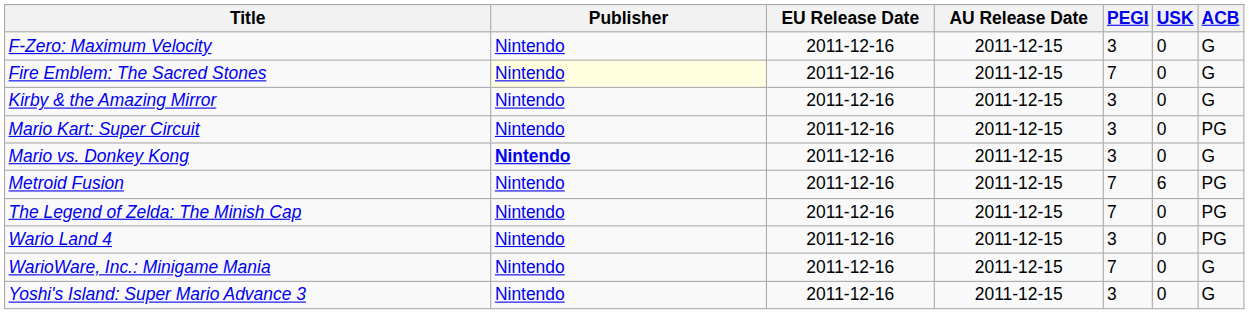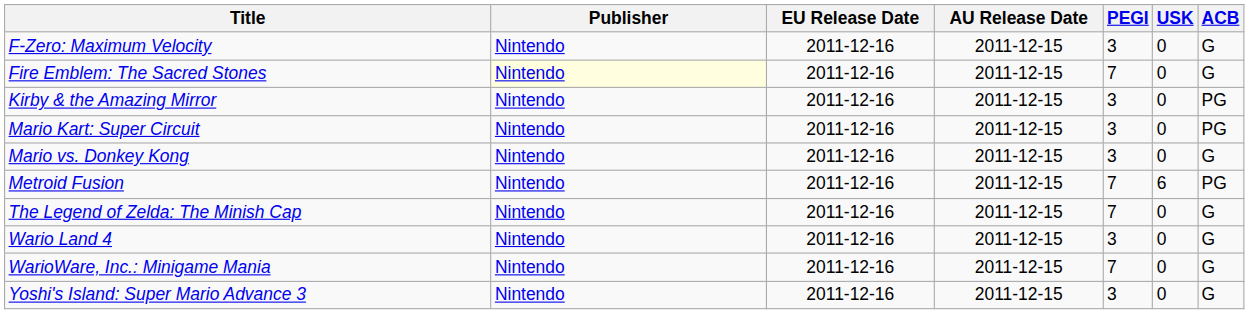(1208, 101) G -> (1214, 101) PG
(533, 156) bold -> (530, 156) normal
(1214, 211) PG -> (1208, 211) G
(1214, 239) PG -> (1208, 239) G
